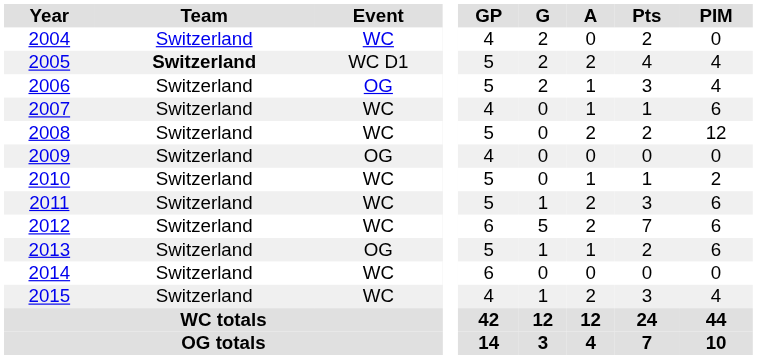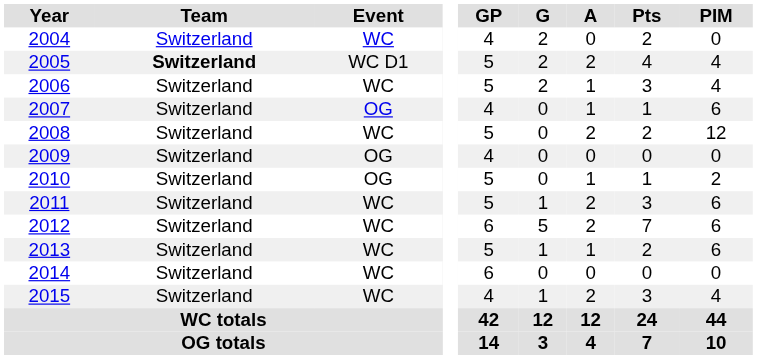(378, 85) OG -> (378, 85) WC
(378, 109) WC -> (378, 109) OG
(378, 179) WC -> (378, 179) OG
(378, 249) OG -> (378, 249) WC
